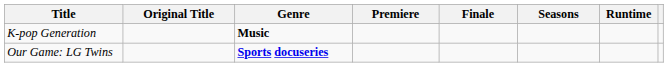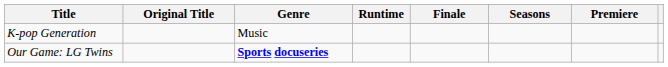columns swapped: (396, 14) <-> (629, 14)
(253, 33) bold -> (253, 33) normal
